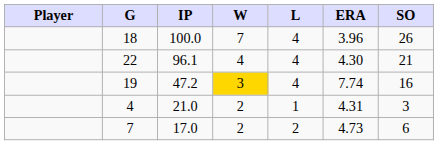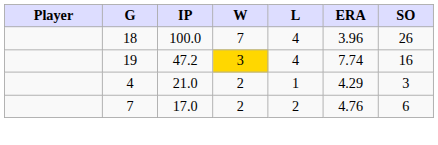- row: (185, 60)
(351, 106) 4.31 -> (351, 83) 4.29
(351, 128) 4.73 -> (351, 106) 4.76
